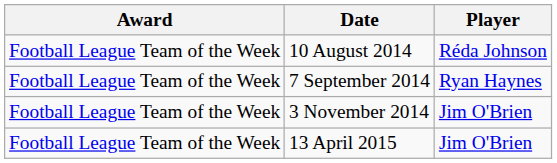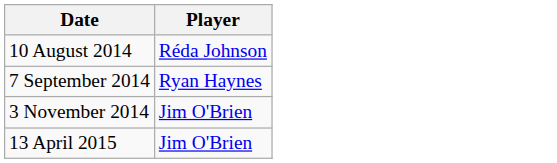- column: (145, 19)
